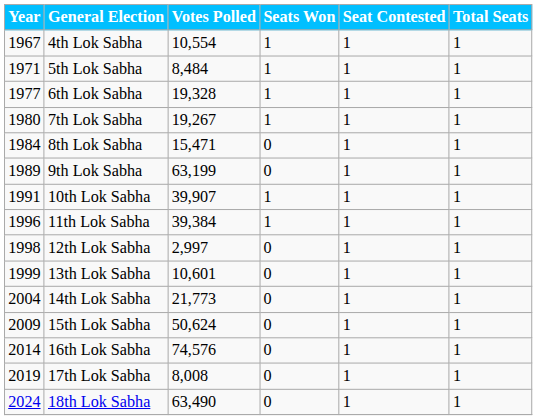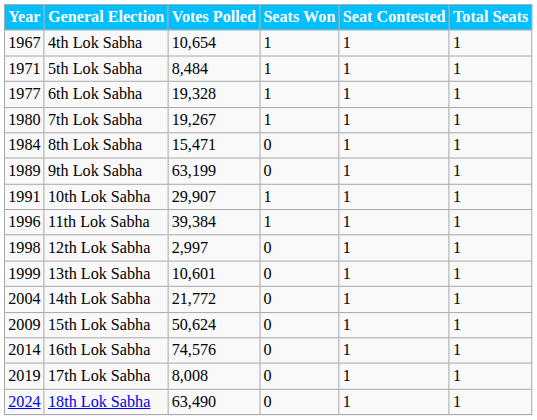(194, 42) 10,554 -> (194, 42) 10,654
(194, 196) 39,907 -> (194, 196) 29,907
(194, 299) 21,773 -> (194, 299) 21,772
